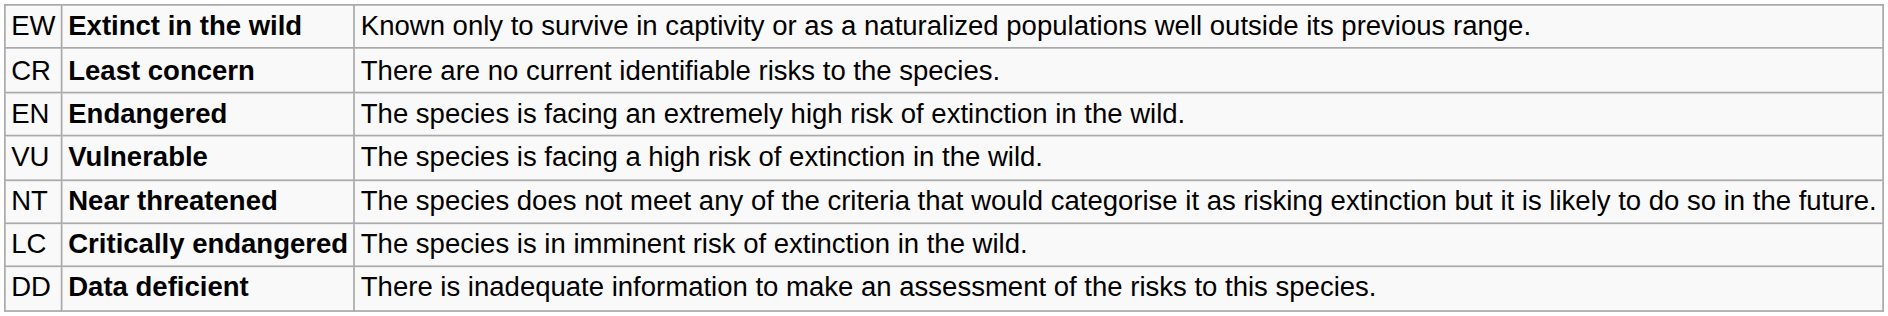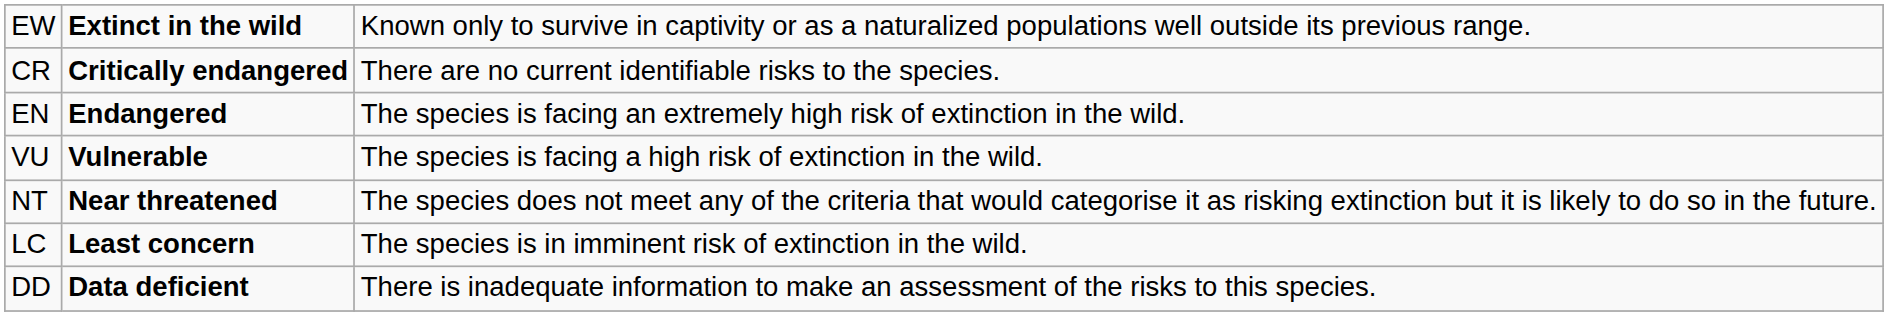(162, 69) Least concern -> (208, 69) Critically endangered
(208, 244) Critically endangered -> (162, 244) Least concern
